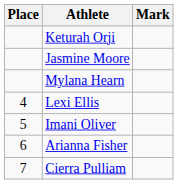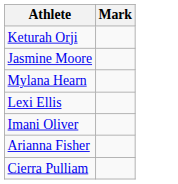- column: (23, 15)
